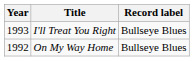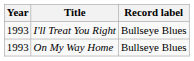(18, 47) 1992 -> (18, 47) 1993
